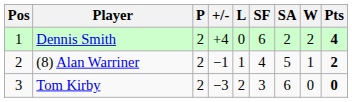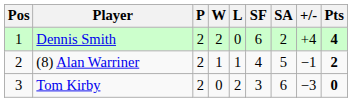columns swapped: (310, 16) <-> (221, 16)
